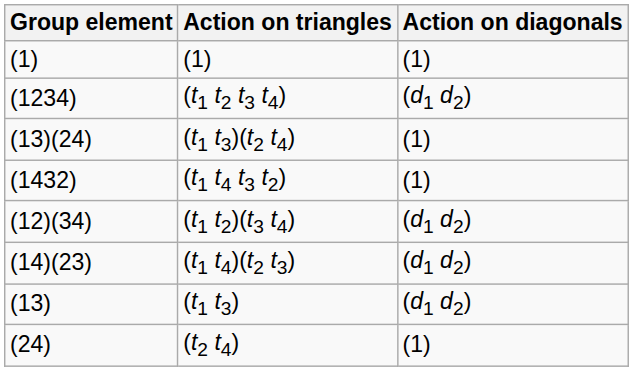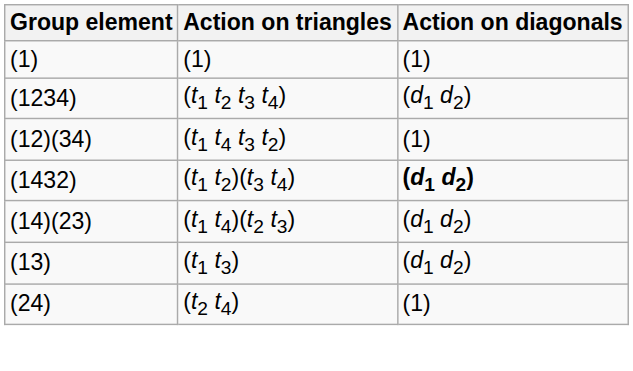- row: (239, 139)
(43, 180) (1432) -> (51, 139) (12)(34)
(51, 221) (12)(34) -> (43, 180) (1432)
(437, 222) normal -> (438, 181) bold
